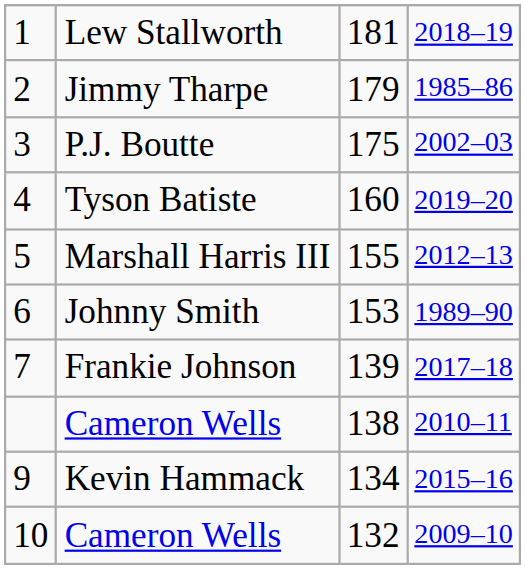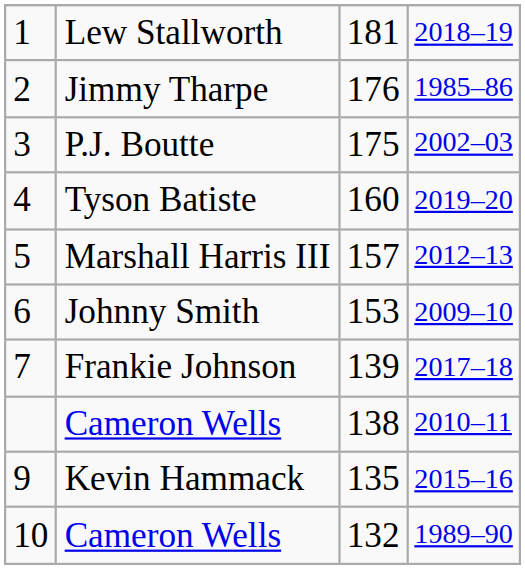(373, 88) 179 -> (373, 88) 176
(373, 255) 155 -> (373, 255) 157
(464, 311) 1989–90 -> (464, 311) 2009–10
(373, 479) 134 -> (373, 479) 135
(464, 534) 2009–10 -> (464, 534) 1989–90
